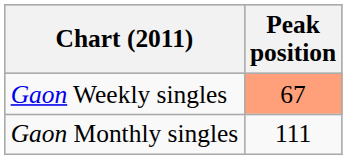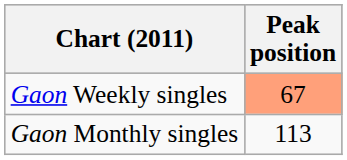(293, 133) 111 -> (293, 133) 113
